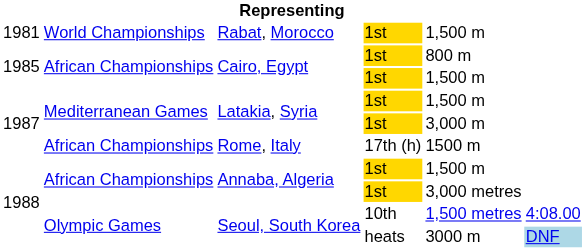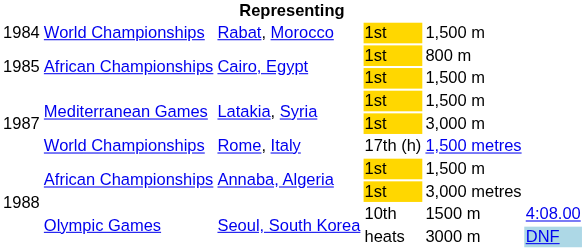(21, 33) 1981 -> (21, 33) 1984
(129, 146) African Championships -> (124, 146) World Championships
(453, 146) 1500 m -> (474, 146) 1,500 metres
(474, 214) 1,500 metres -> (453, 214) 1500 m
